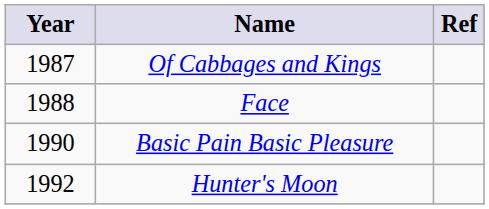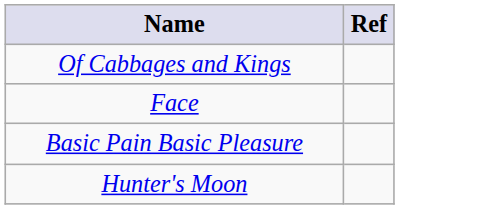- column: (50, 24)
